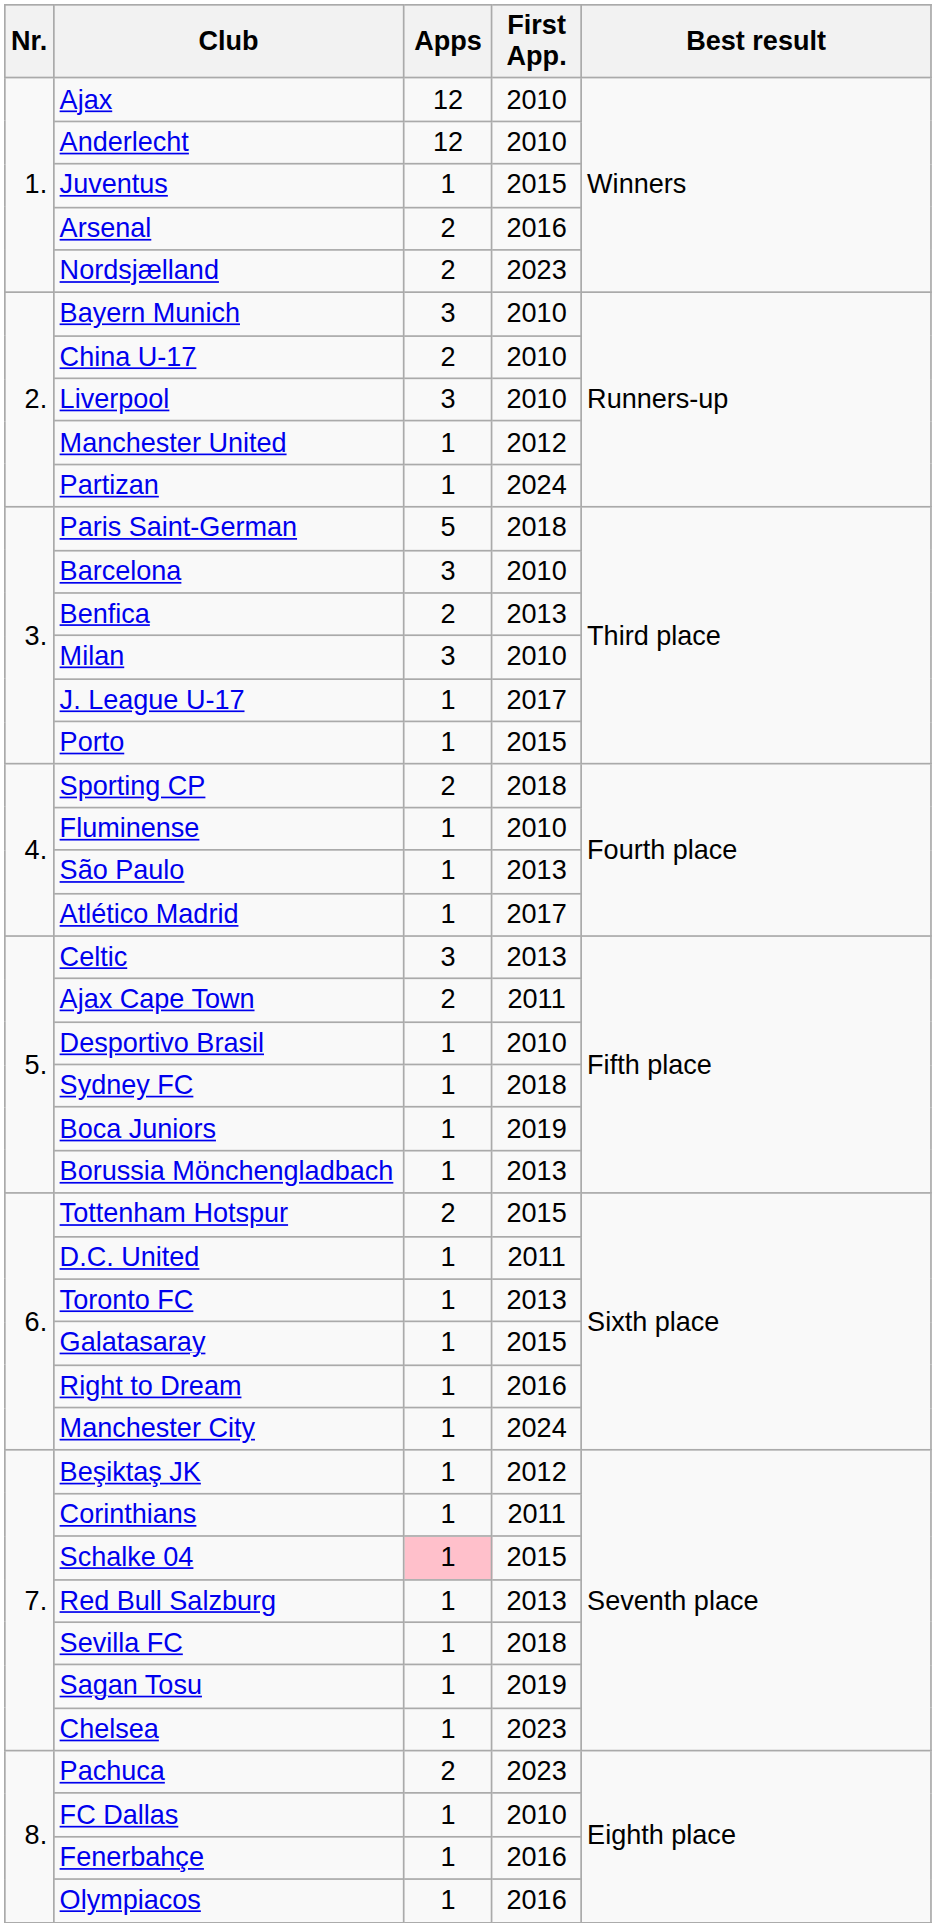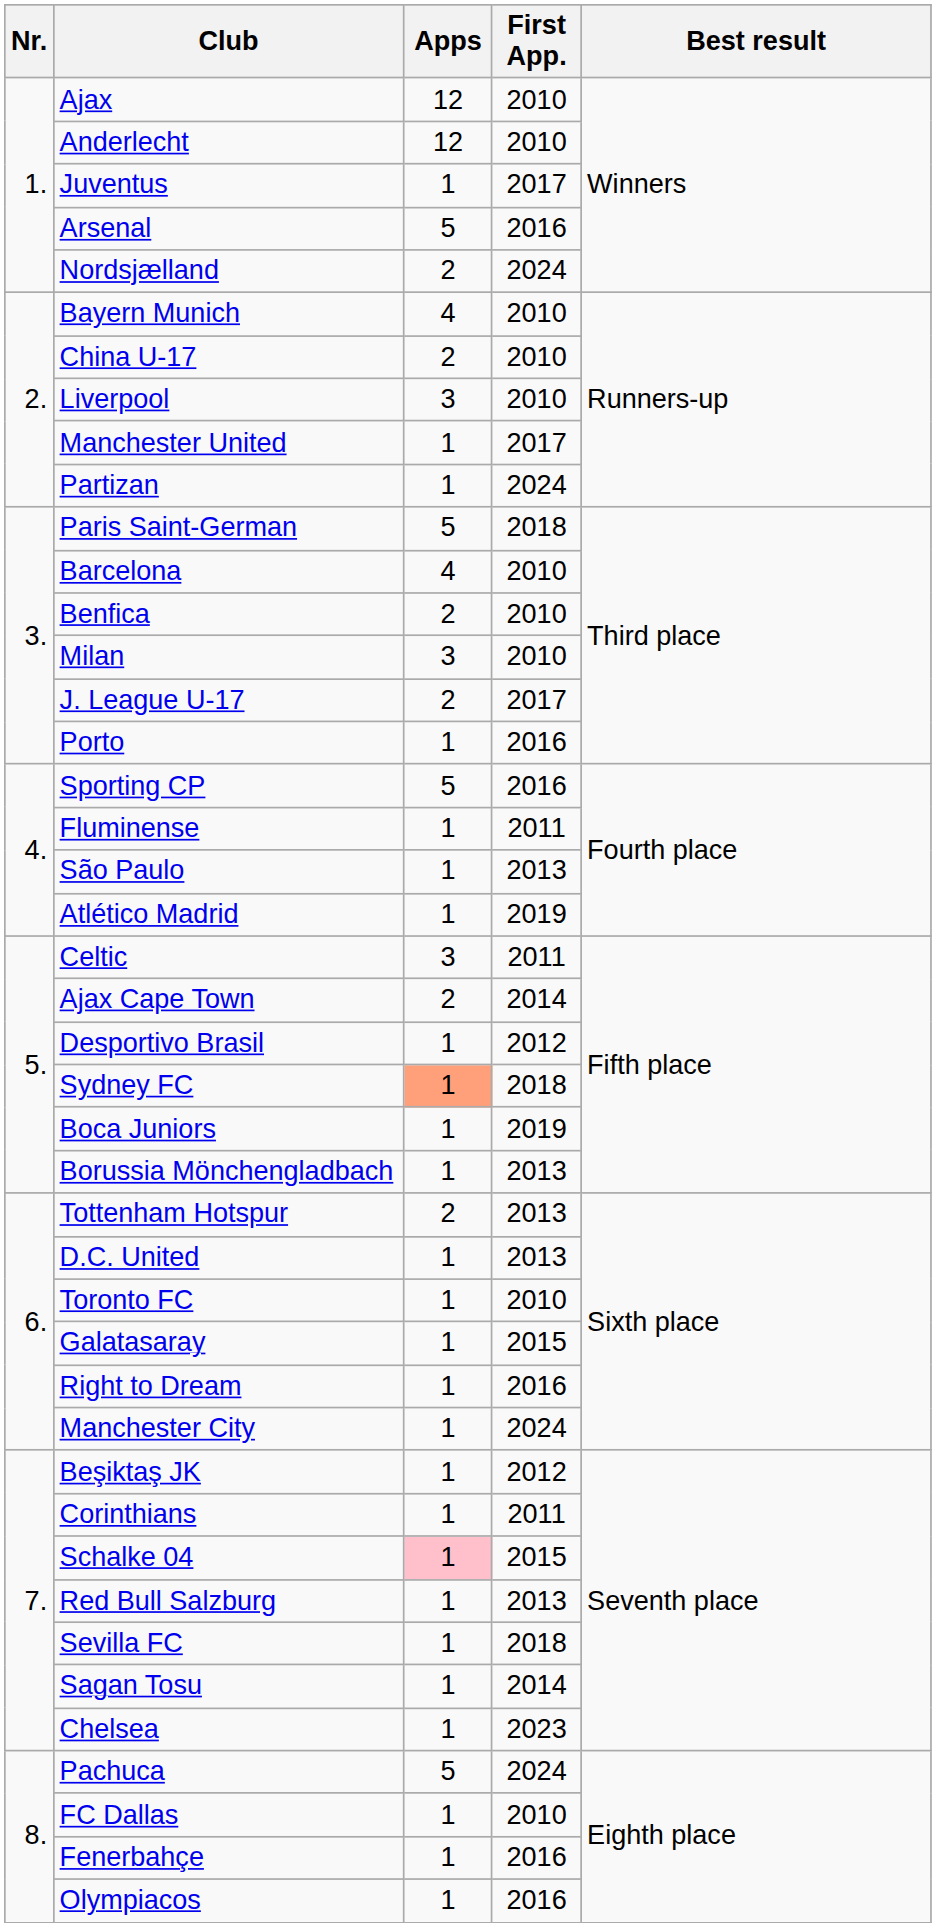(537, 185) 2015 -> (537, 185) 2017
(448, 227) 2 -> (448, 227) 5
(537, 270) 2023 -> (537, 270) 2024
(448, 313) 3 -> (448, 313) 4
(537, 442) 2012 -> (537, 442) 2017
(448, 570) 3 -> (448, 570) 4
(537, 613) 2013 -> (537, 613) 2010
(448, 699) 1 -> (448, 699) 2
(537, 742) 2015 -> (537, 742) 2016
(448, 785) 2 -> (448, 785) 5
(537, 785) 2018 -> (537, 785) 2016
(537, 828) 2010 -> (537, 828) 2011
(537, 914) 2017 -> (537, 914) 2019
(537, 956) 2013 -> (537, 956) 2011
(537, 999) 2011 -> (537, 999) 2014
(537, 1042) 2010 -> (537, 1042) 2012
(448, 1085) no background -> (448, 1085) lightsalmon background
(537, 1214) 2015 -> (537, 1214) 2013
(537, 1257) 2011 -> (537, 1257) 2013
(537, 1299) 2013 -> (537, 1299) 2010
(537, 1685) 2019 -> (537, 1685) 2014
(448, 1771) 2 -> (448, 1771) 5
(537, 1771) 2023 -> (537, 1771) 2024
